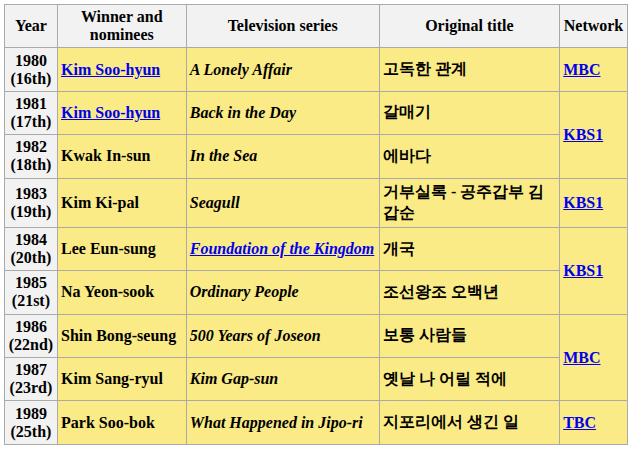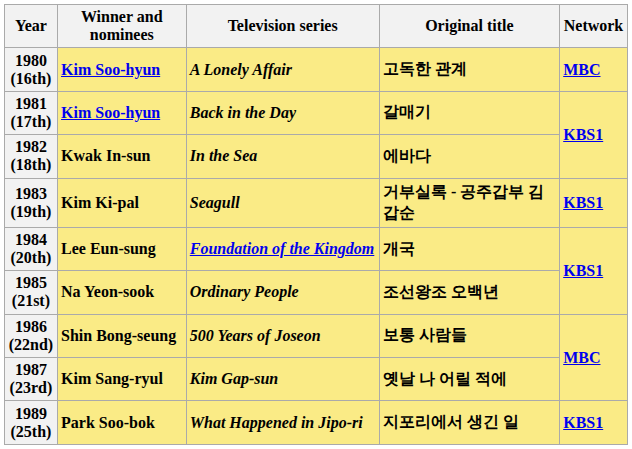(580, 422) TBC -> (583, 422) KBS1
